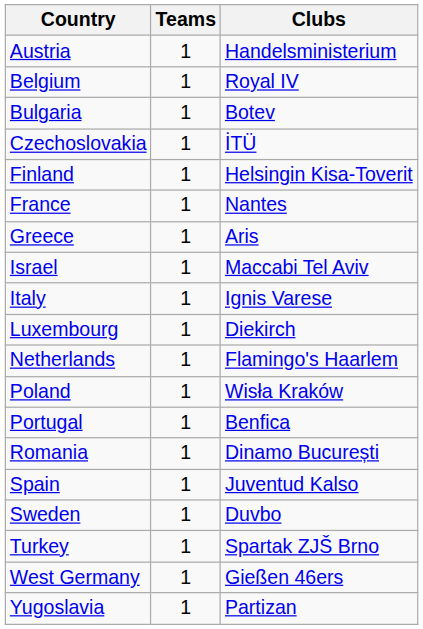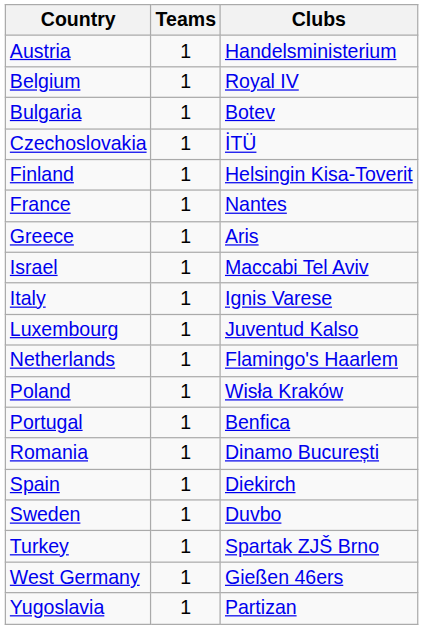(260, 329) Diekirch -> (292, 329) Juventud Kalso
(292, 484) Juventud Kalso -> (260, 484) Diekirch
